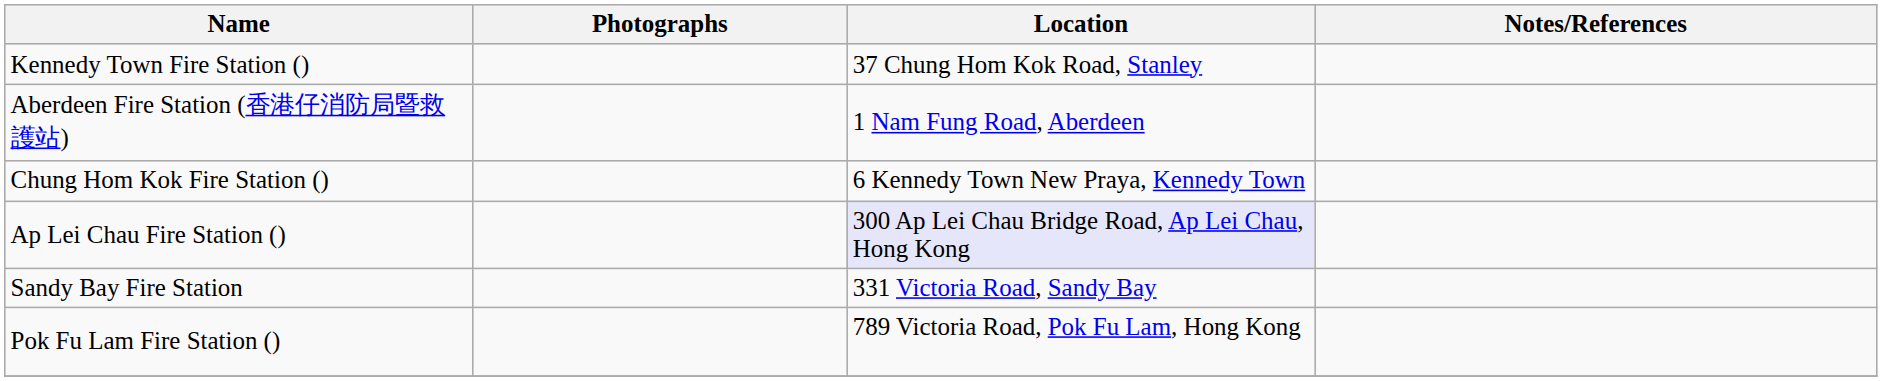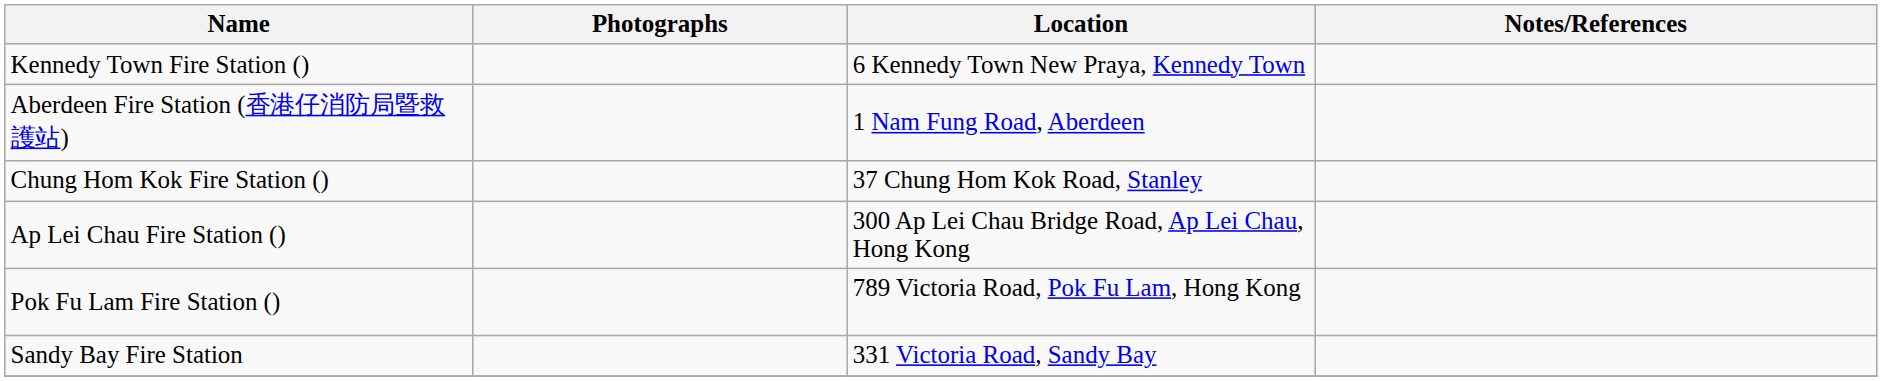(1027, 63) 37 Chung Hom Kok Road, Stanley -> (1079, 63) 6 Kennedy Town New Praya, Kennedy Town
(1079, 180) 6 Kennedy Town New Praya, Kennedy Town -> (1027, 180) 37 Chung Hom Kok Road, Stanley
(1078, 234) lavender background -> (1078, 234) no background
rows swapped: (145, 341) <-> (127, 287)
